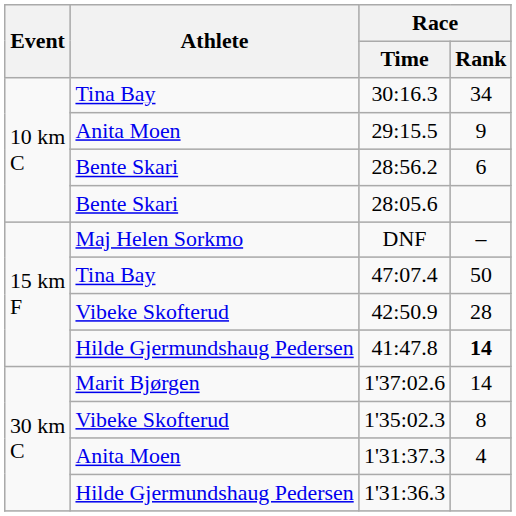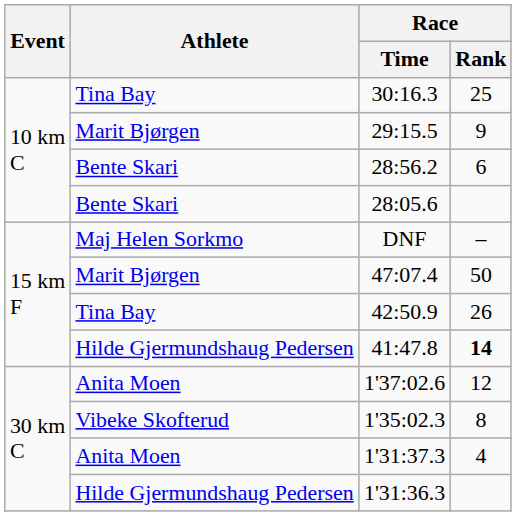(481, 95) 34 -> (481, 95) 25
(128, 131) Anita Moen -> (138, 131) Marit Bjørgen
(115, 275) Tina Bay -> (138, 275) Marit Bjørgen
(152, 311) Vibeke Skofterud -> (115, 311) Tina Bay
(481, 311) 28 -> (481, 311) 26
(138, 383) Marit Bjørgen -> (128, 383) Anita Moen
(481, 383) 14 -> (481, 383) 12
